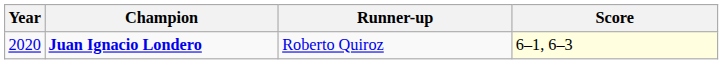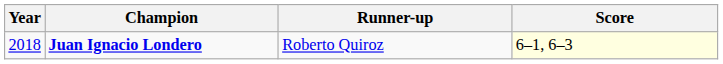(25, 45) 2020 -> (25, 45) 2018
